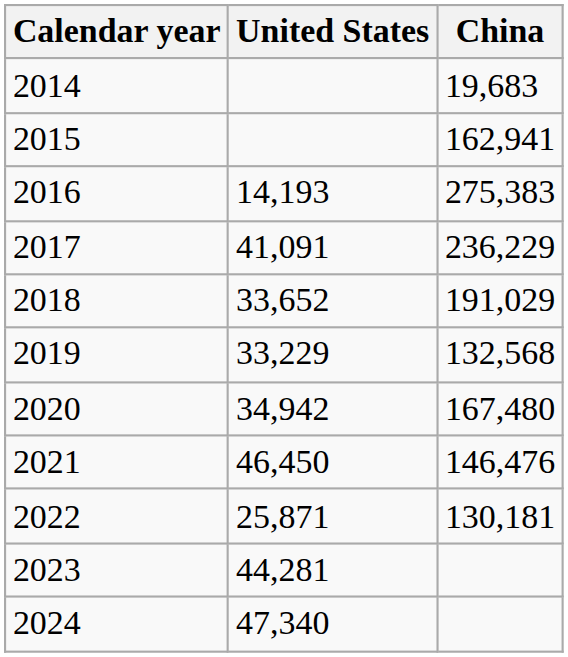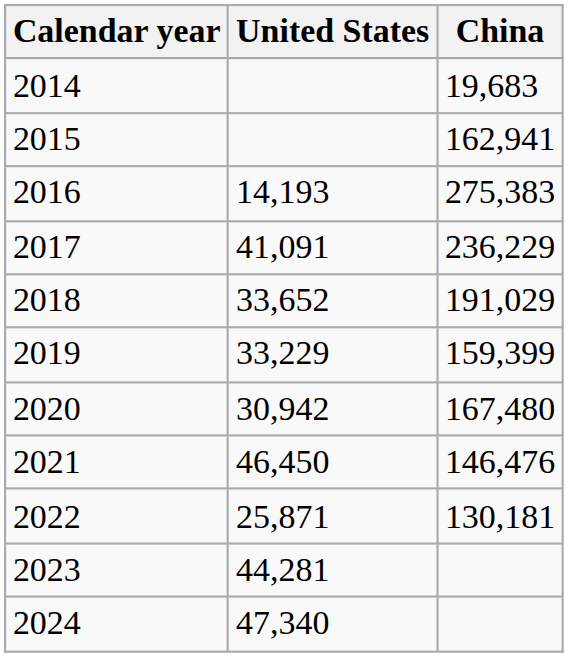(500, 354) 132,568 -> (500, 354) 159,399
(283, 407) 34,942 -> (283, 407) 30,942
